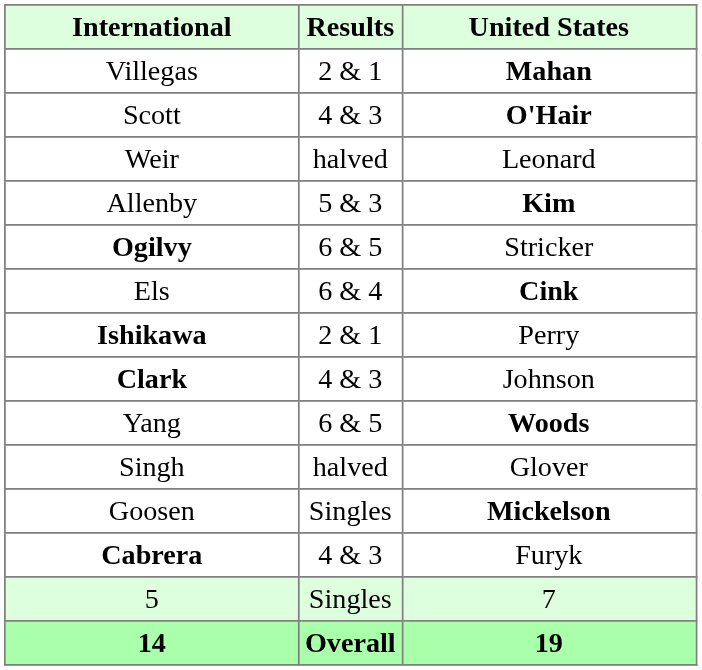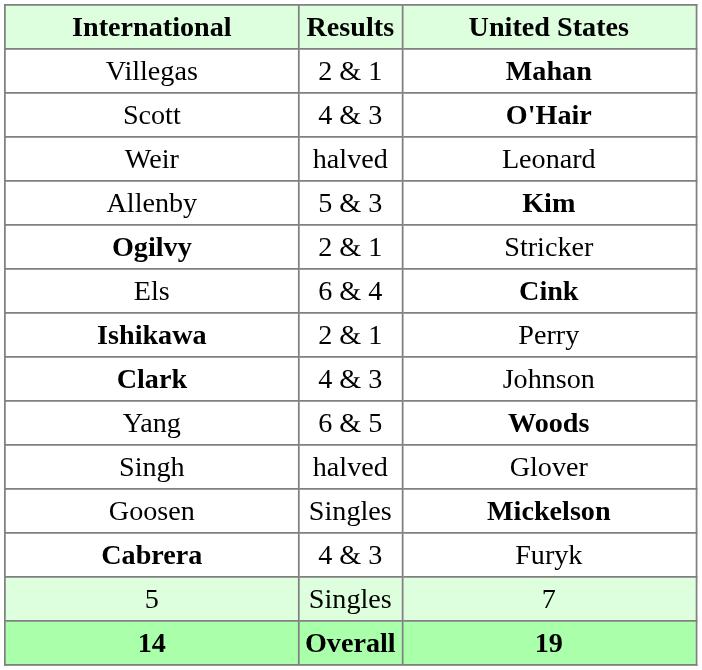(350, 246) 6 & 5 -> (350, 246) 2 & 1
